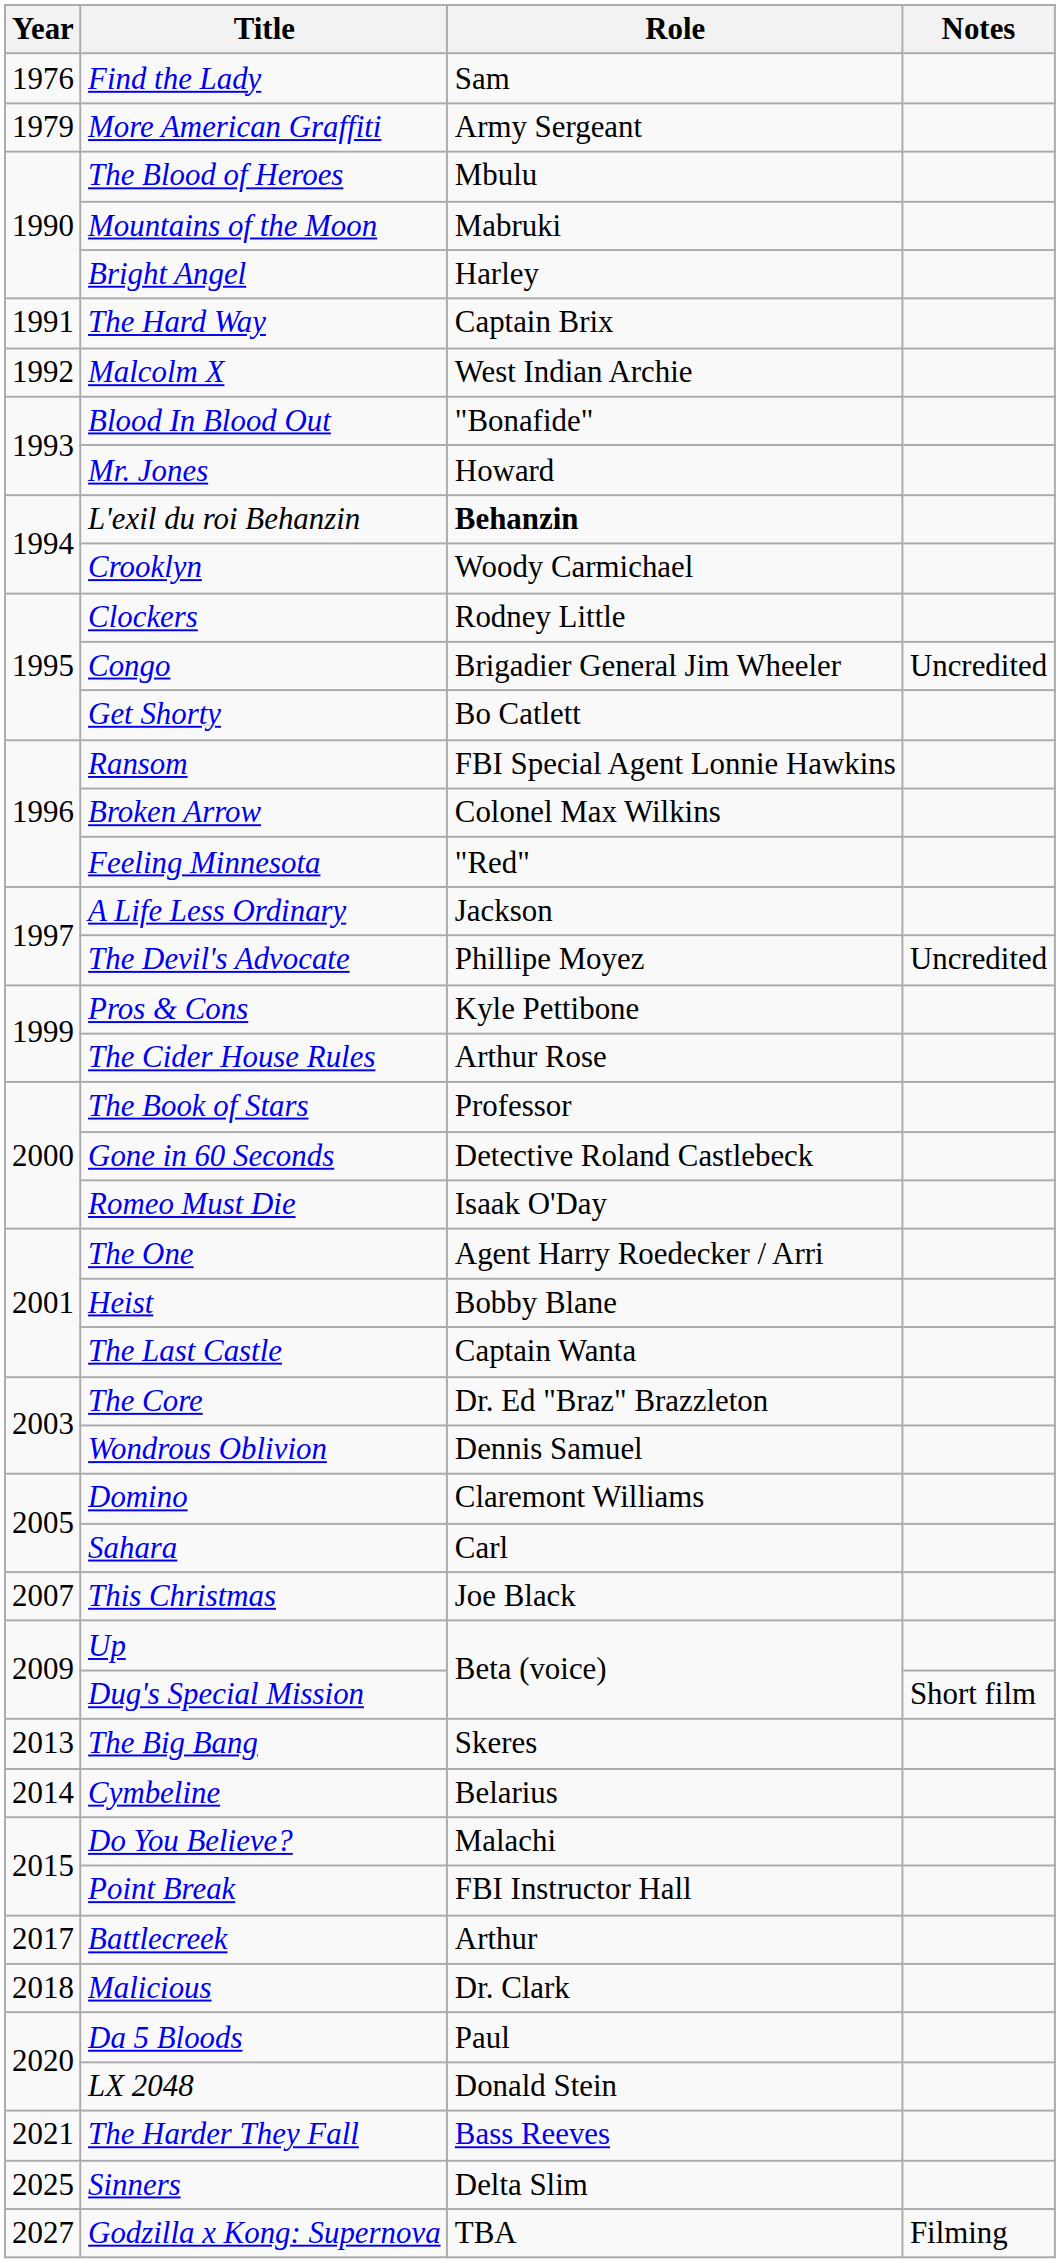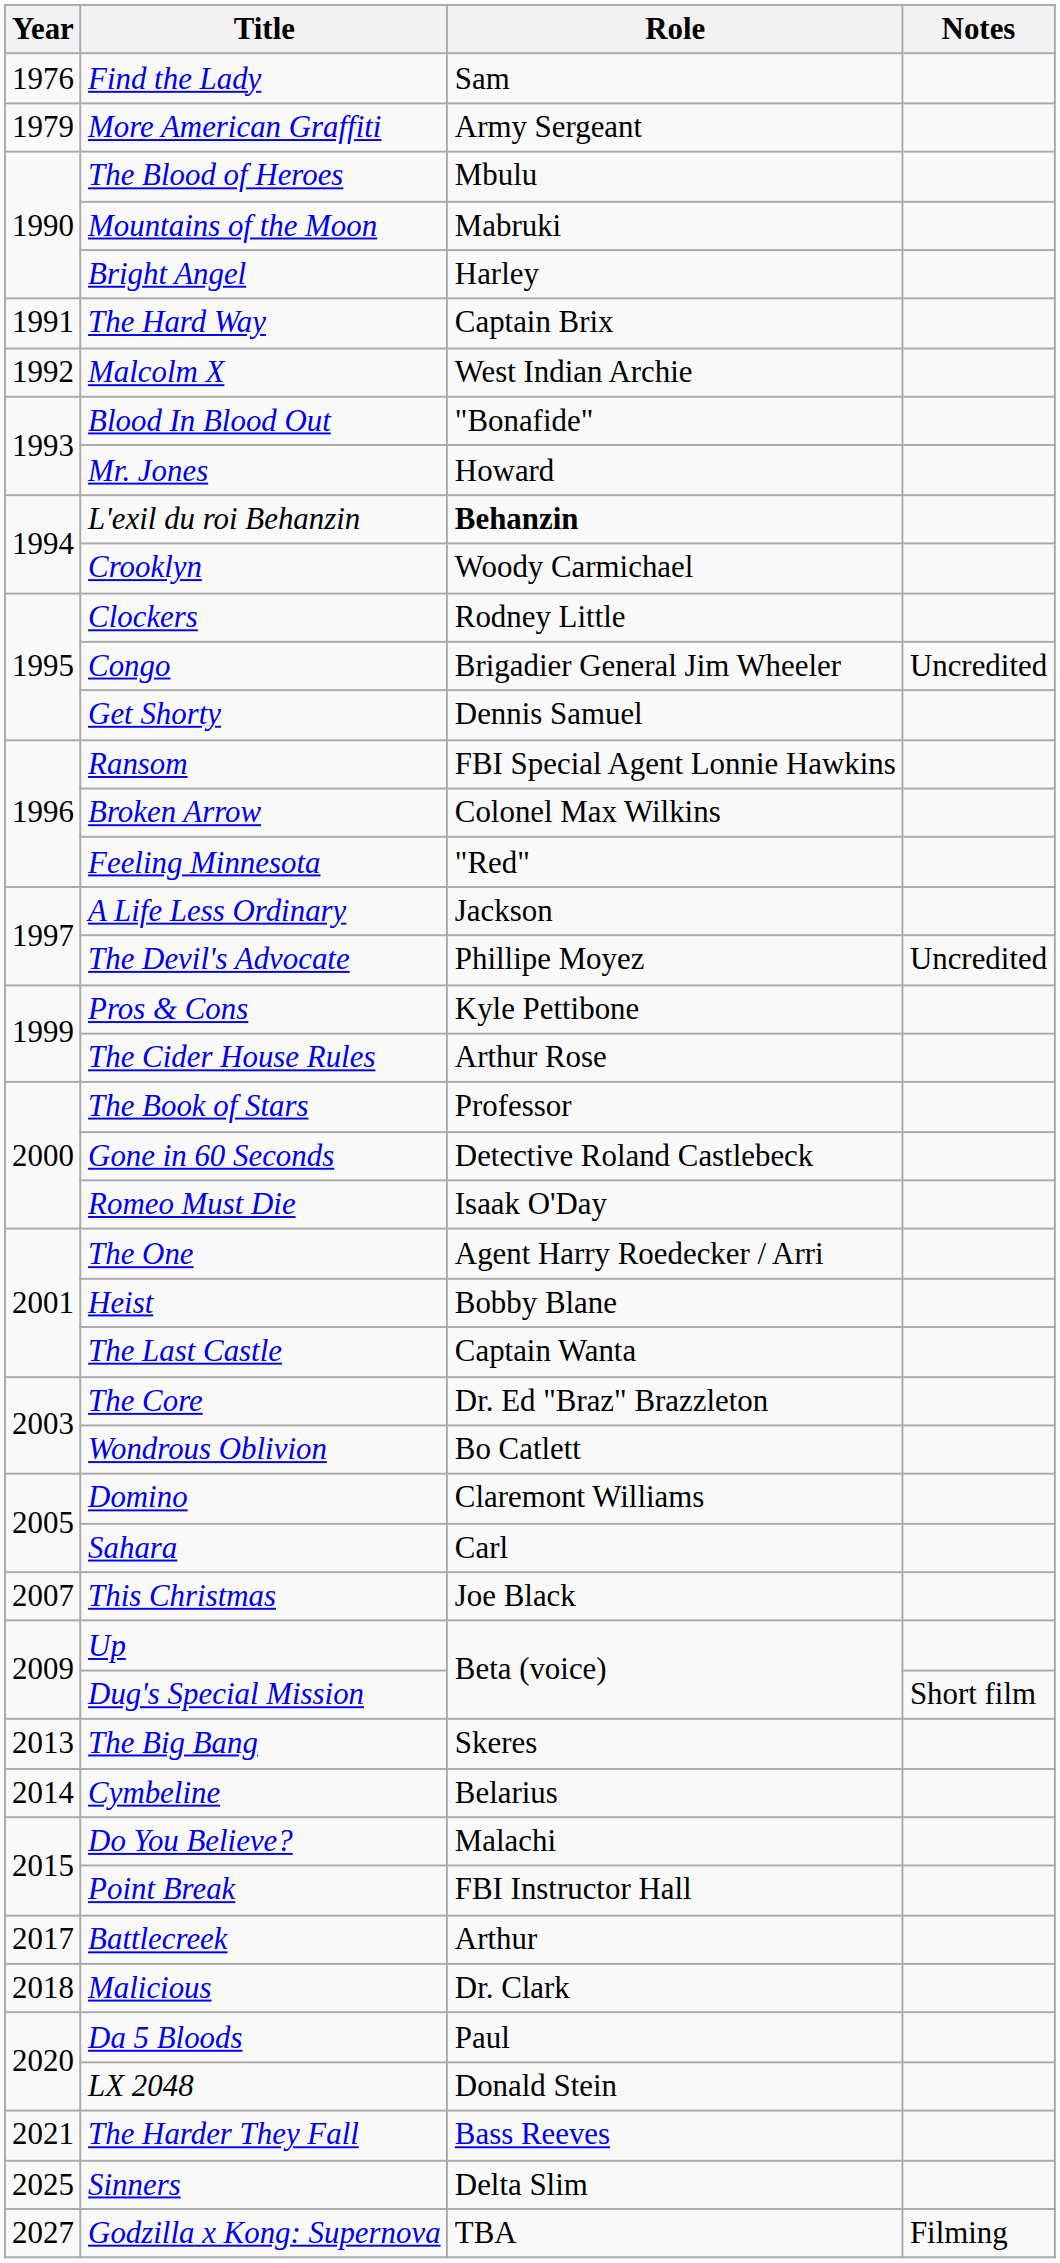(518, 714) Bo Catlett -> (549, 714) Dennis Samuel
(549, 1449) Dennis Samuel -> (518, 1449) Bo Catlett
